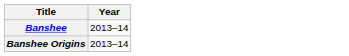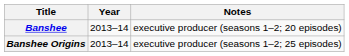+ column: (237, 12)
